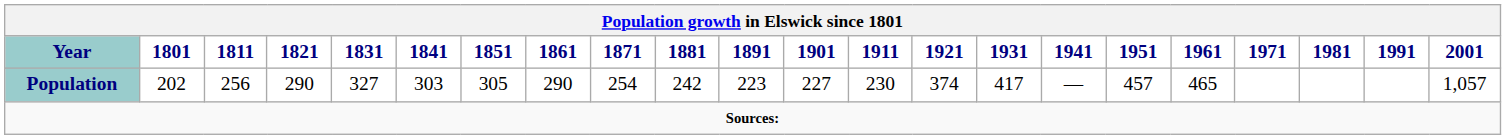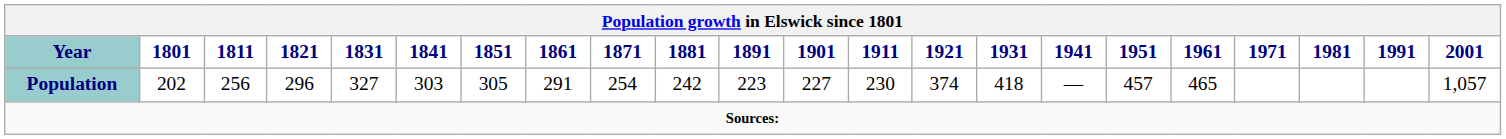(299, 85) 290 -> (299, 85) 296
(558, 85) 290 -> (558, 85) 291
(1009, 85) 417 -> (1009, 85) 418
